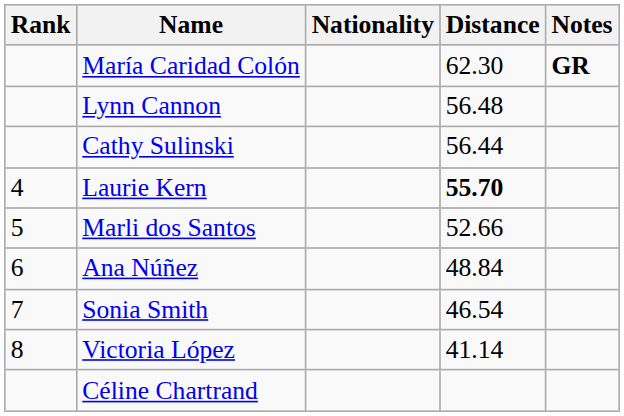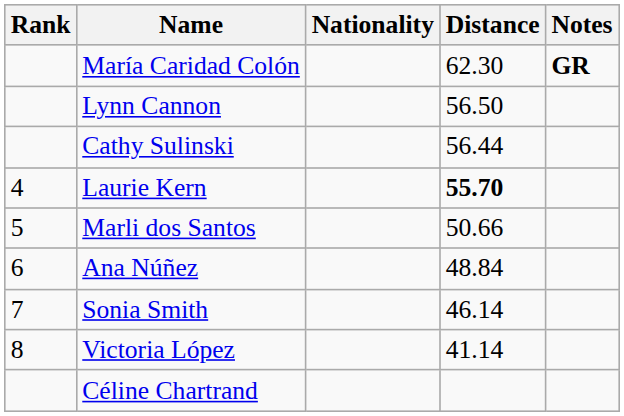(475, 106) 56.48 -> (475, 106) 56.50
(475, 227) 52.66 -> (475, 227) 50.66
(475, 308) 46.54 -> (475, 308) 46.14
